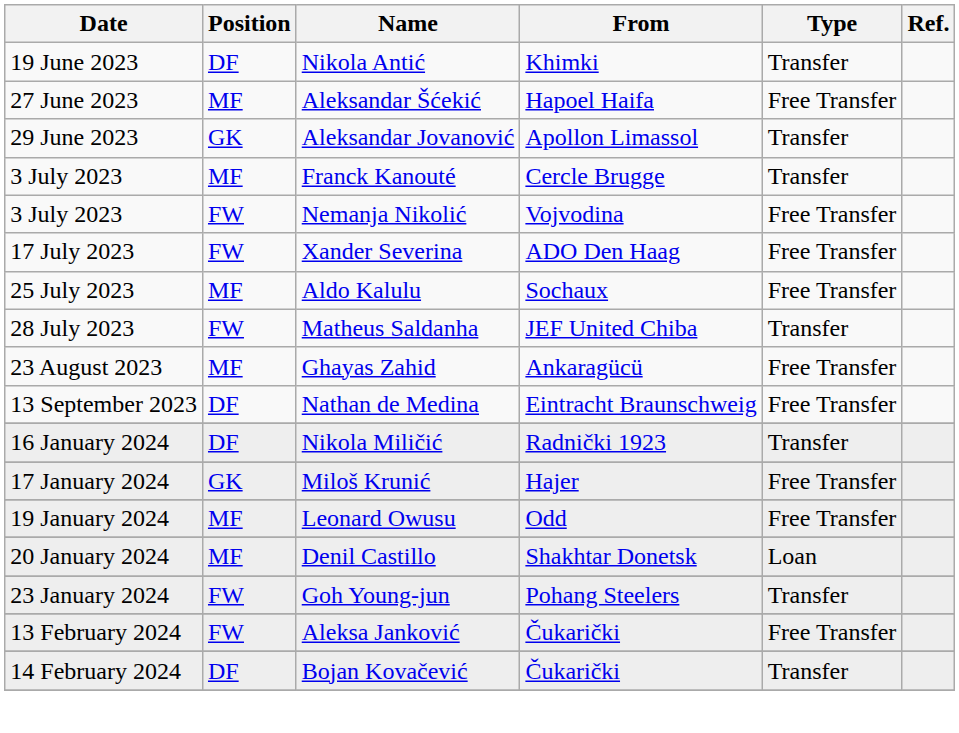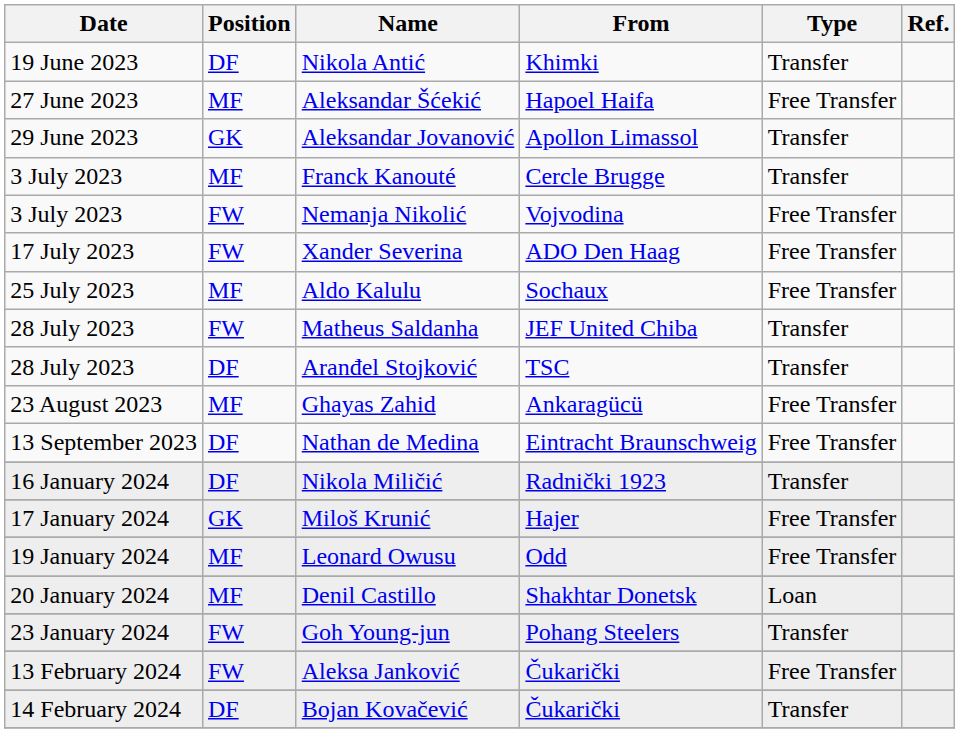+ row: (389, 366)
